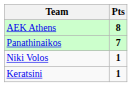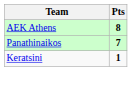- row: (27, 58)
